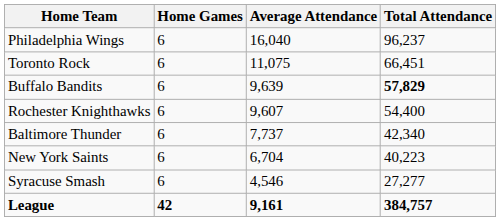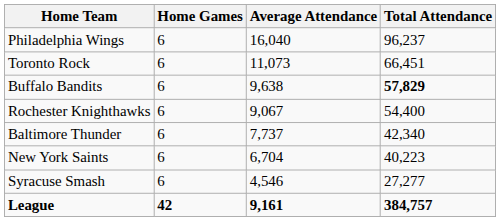(270, 63) 11,075 -> (270, 63) 11,073
(266, 87) 9,639 -> (266, 87) 9,638
(266, 110) 9,607 -> (266, 110) 9,067
